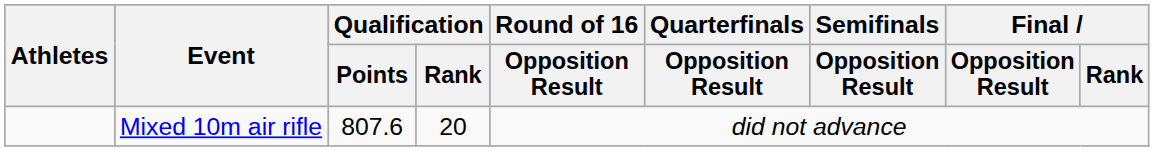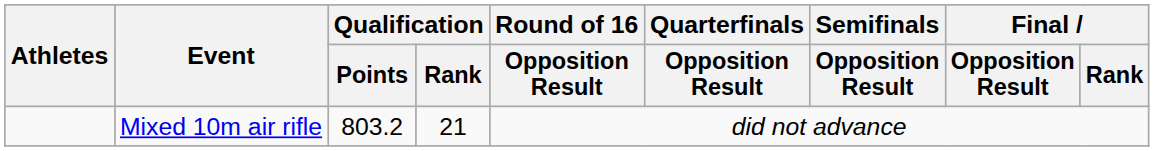(372, 127) 807.6 -> (372, 127) 803.2
(453, 127) 20 -> (453, 127) 21
